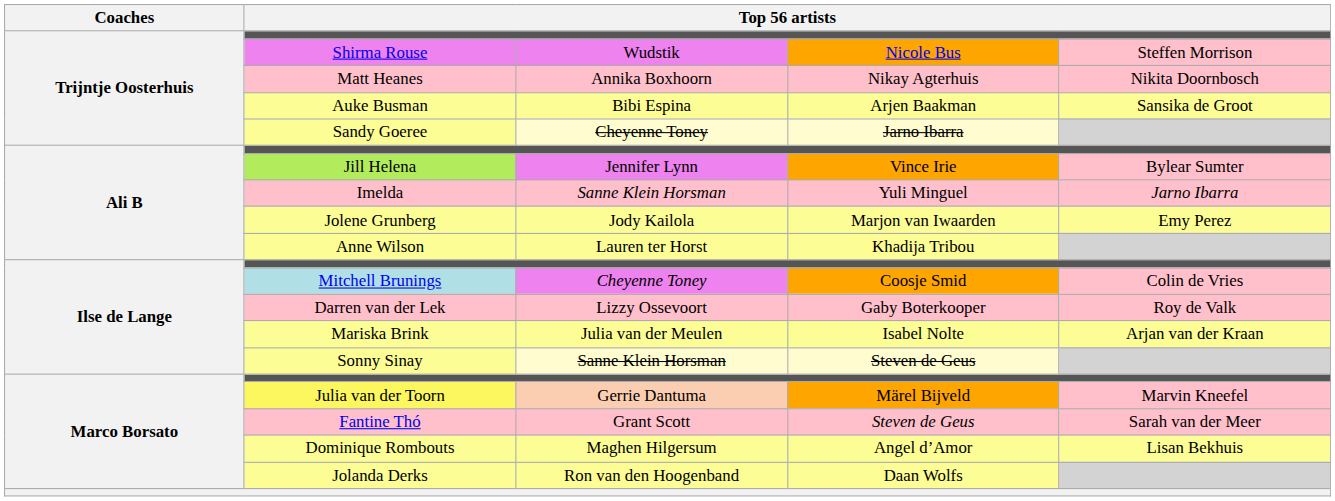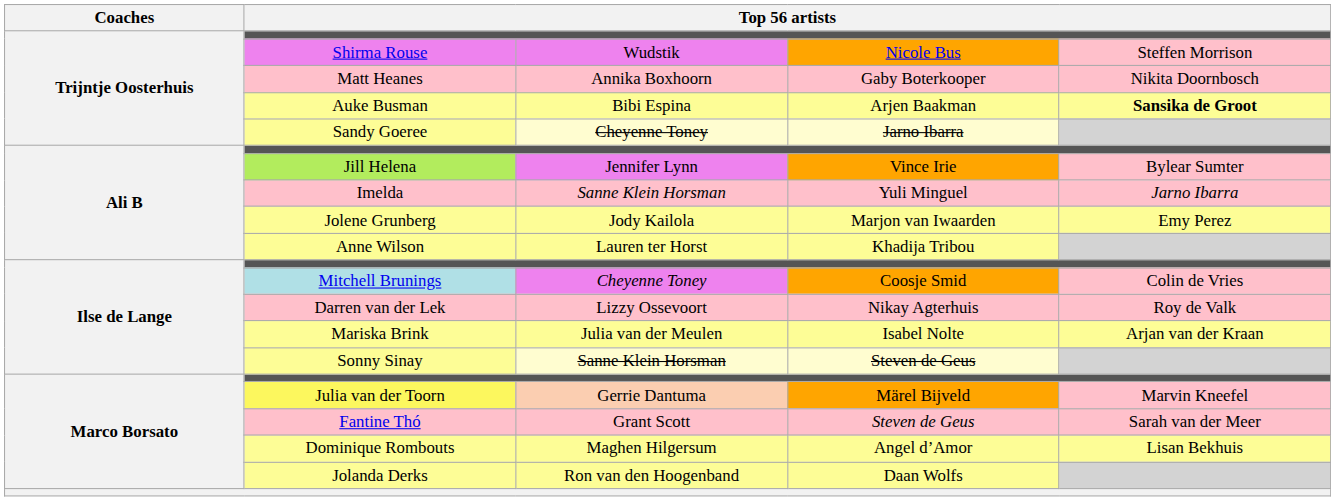(923, 78) Nikay Agterhuis -> (923, 78) Gaby Boterkooper
(1195, 105) normal -> (1195, 105) bold
(923, 307) Gaby Boterkooper -> (923, 307) Nikay Agterhuis
